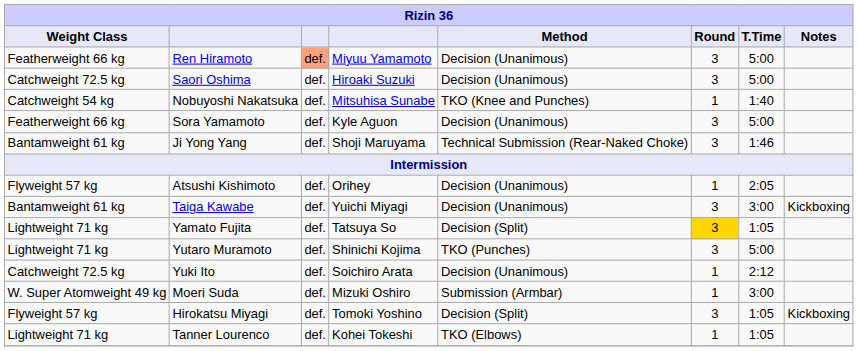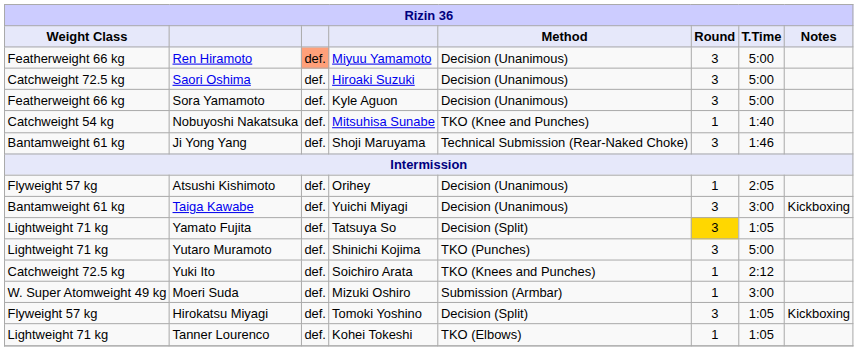rows swapped: (235, 100) <-> (219, 121)
(505, 271) Decision (Unanimous) -> (518, 271) TKO (Knees and Punches)
